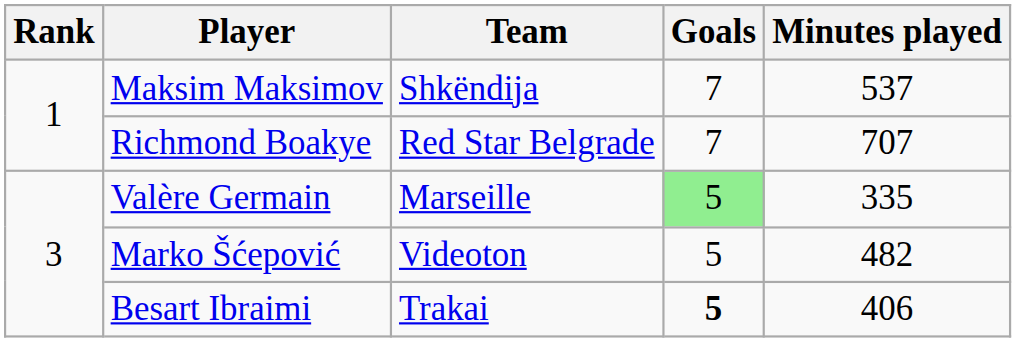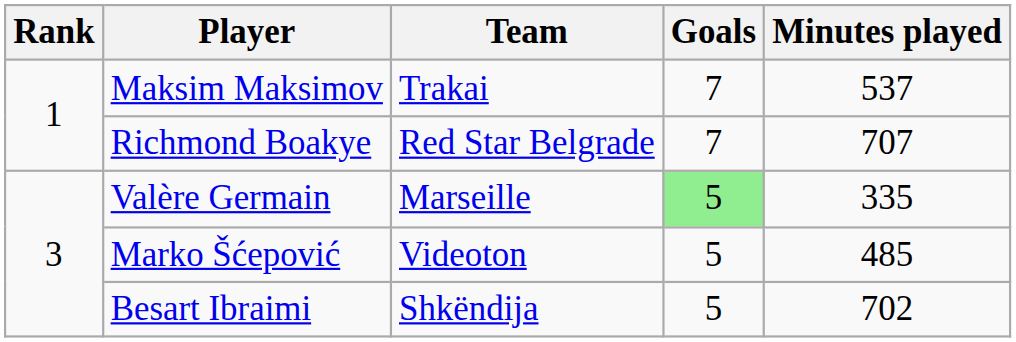(469, 87) Shkëndija -> (444, 87) Trakai
(887, 253) 482 -> (887, 253) 485
(444, 308) Trakai -> (469, 308) Shkëndija
(713, 308) bold -> (713, 308) normal
(887, 308) 406 -> (887, 308) 702
